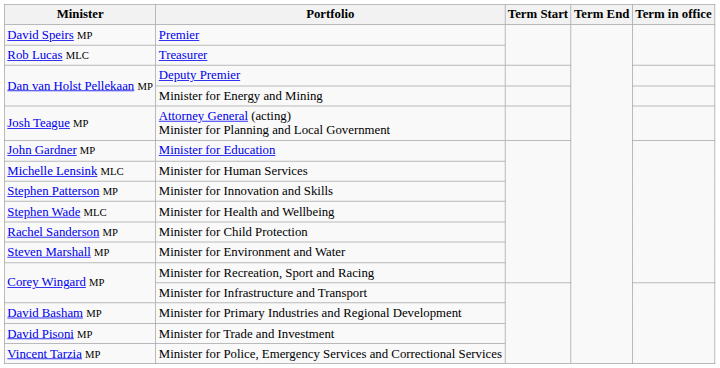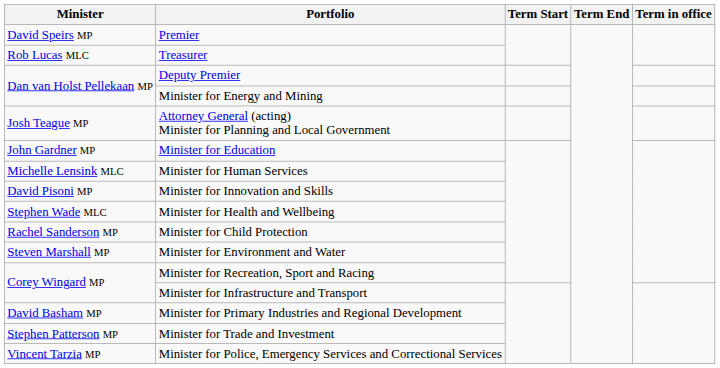(63, 191) Stephen Patterson MP -> (50, 191) David Pisoni MP
(50, 333) David Pisoni MP -> (63, 333) Stephen Patterson MP
